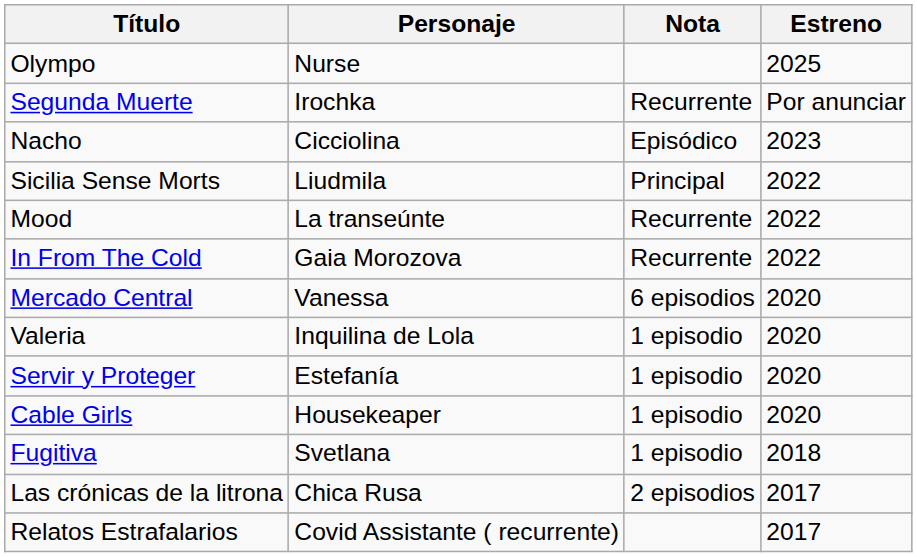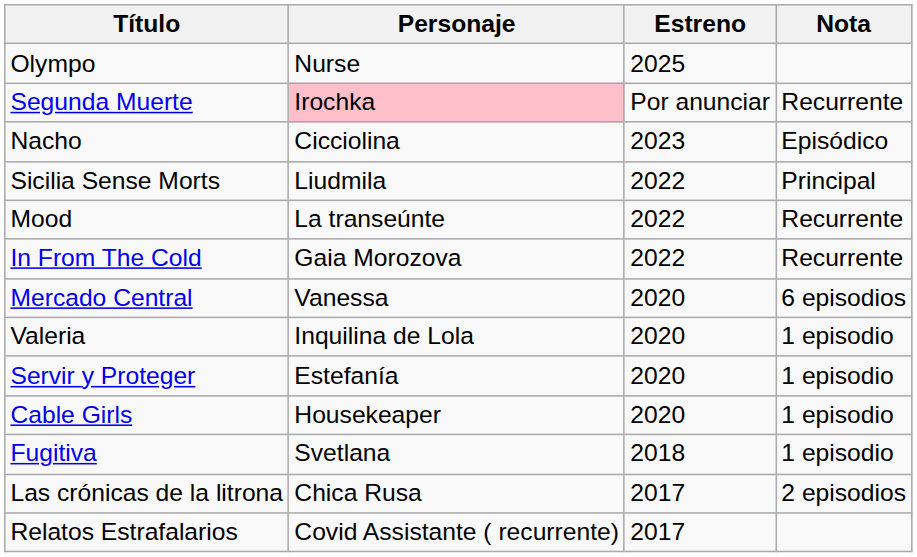columns swapped: (693, 24) <-> (836, 24)
(335, 102) no background -> (335, 102) pink background
